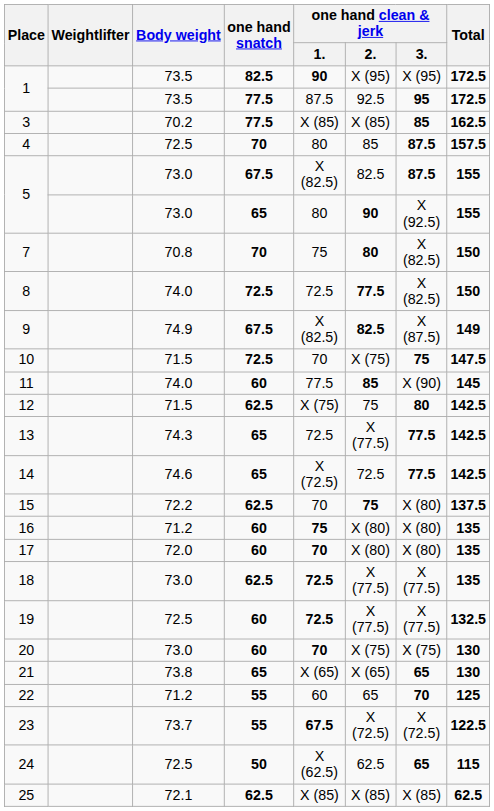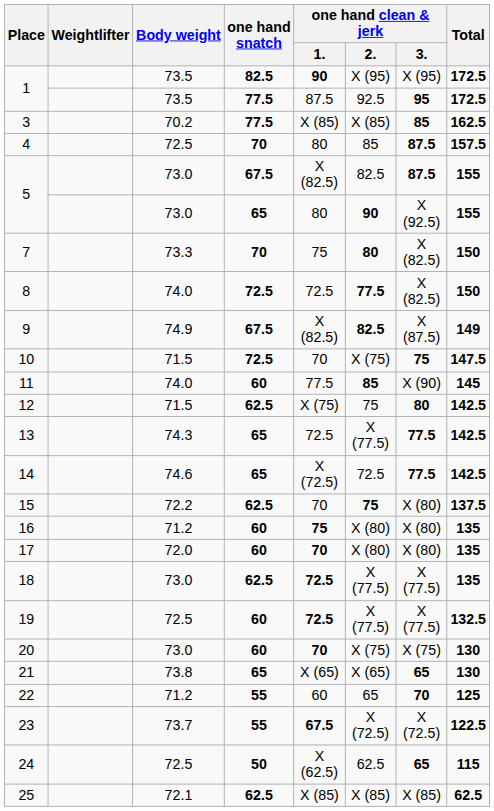(178, 252) 70.8 -> (178, 252) 73.3
